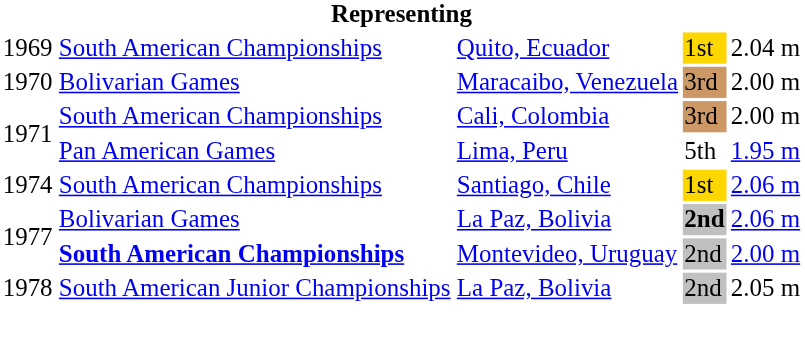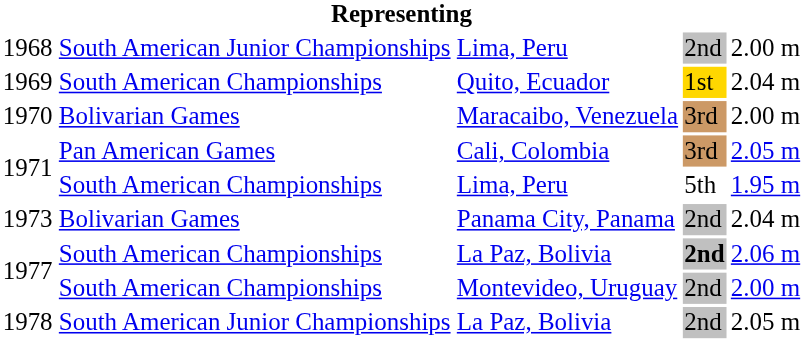+ row: (28, 47)
(220, 116) South American Championships -> (167, 150) Pan American Games
(766, 116) 2.00 m -> (766, 150) 2.05 m
(167, 150) Pan American Games -> (220, 185) South American Championships
+ row: (28, 219)
- row: (28, 185)
(149, 219) Bolivarian Games -> (220, 253) South American Championships
(232, 253) bold -> (220, 287) normal
